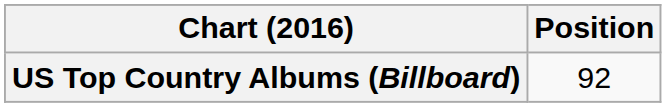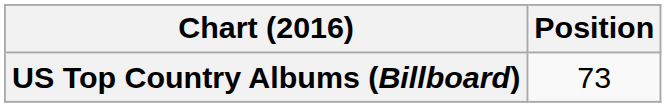(594, 76) 92 -> (594, 76) 73
